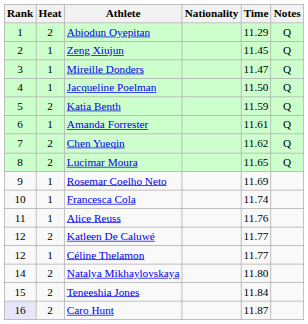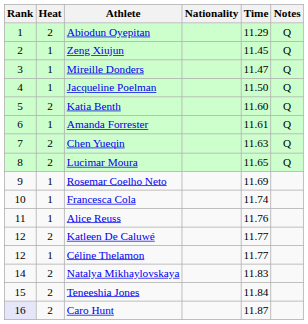(256, 106) 11.59 -> (256, 106) 11.60
(256, 143) 11.62 -> (256, 143) 11.63
(256, 273) 11.80 -> (256, 273) 11.83
